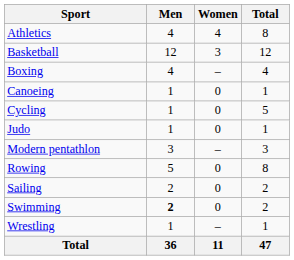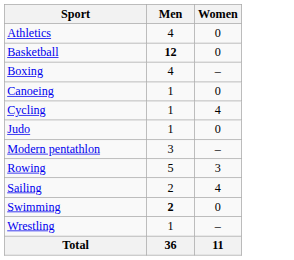- column: (265, 14)
(218, 33) 4 -> (218, 33) 0
(170, 52) normal -> (170, 52) bold
(218, 52) 3 -> (218, 52) 0
(218, 110) 0 -> (218, 110) 4
(218, 168) 0 -> (218, 168) 3
(218, 187) 0 -> (218, 187) 4
